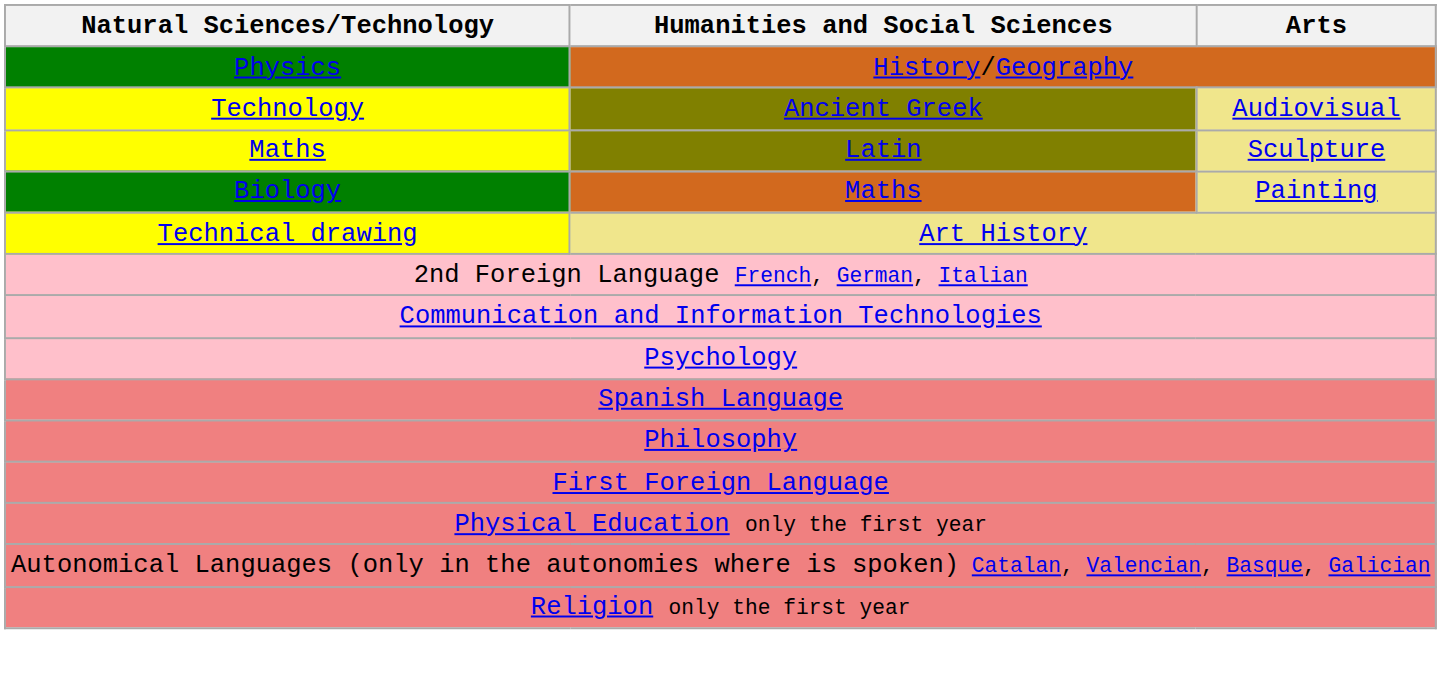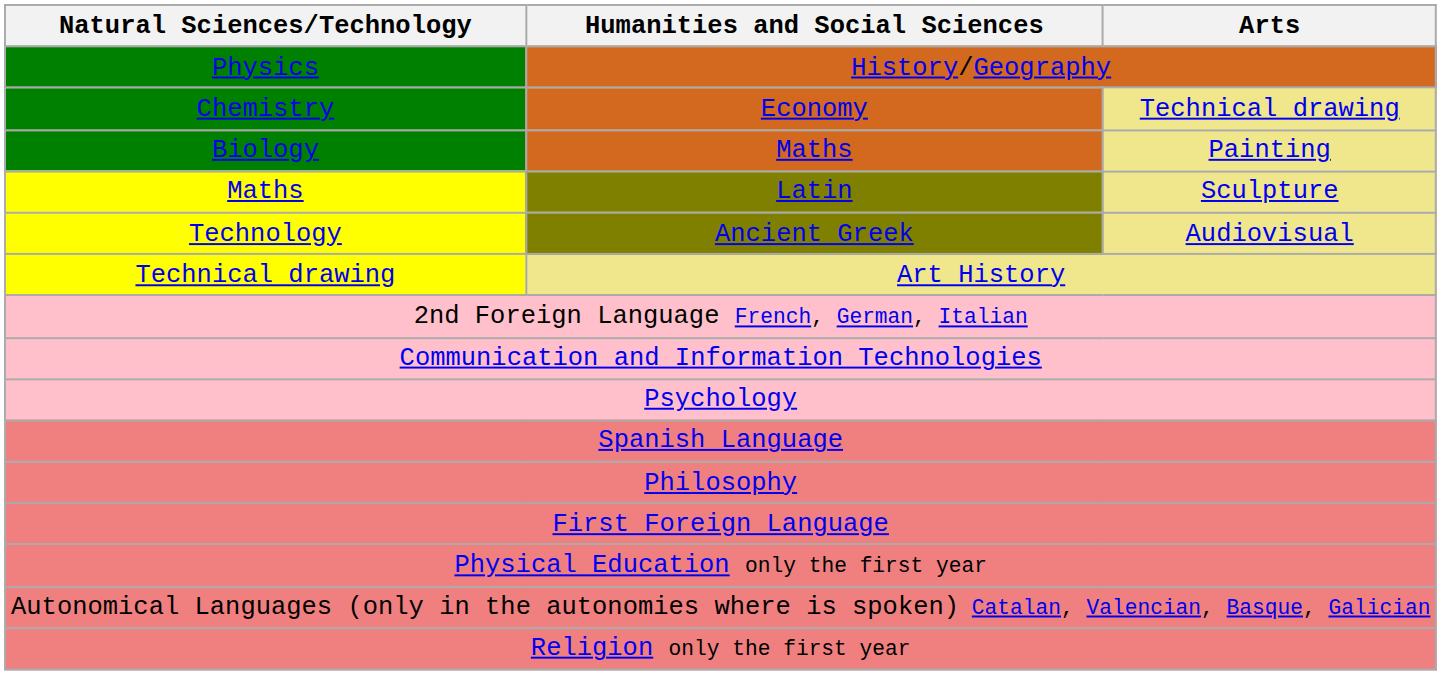+ row: (265, 109)
rows swapped: (288, 192) <-> (288, 109)
